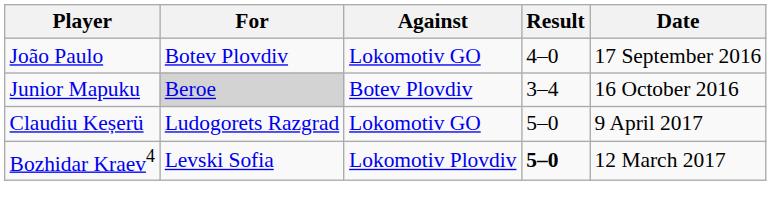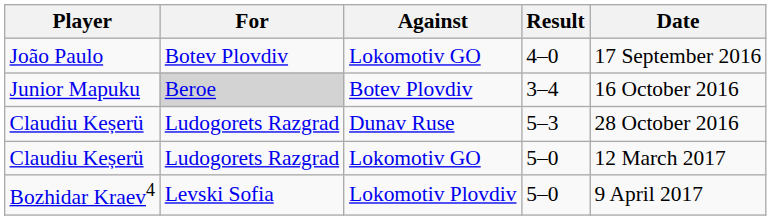+ row: (77, 123)
(649, 123) 9 April 2017 -> (660, 157) 12 March 2017
(542, 160) bold -> (542, 194) normal
(660, 160) 12 March 2017 -> (649, 194) 9 April 2017
